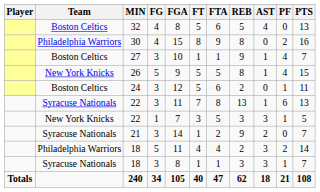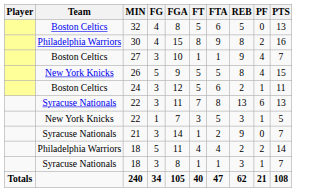- column: (265, 12)
